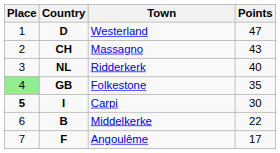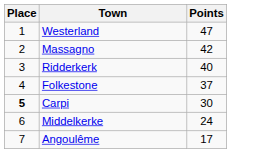- column: (64, 13)
(255, 49) 43 -> (206, 49) 42
(22, 85) lightgreen background -> (22, 85) no background
(255, 85) 35 -> (206, 85) 37
(255, 121) 22 -> (206, 121) 24
